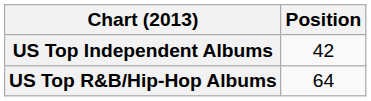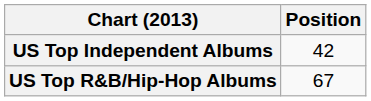(323, 80) 64 -> (323, 80) 67
